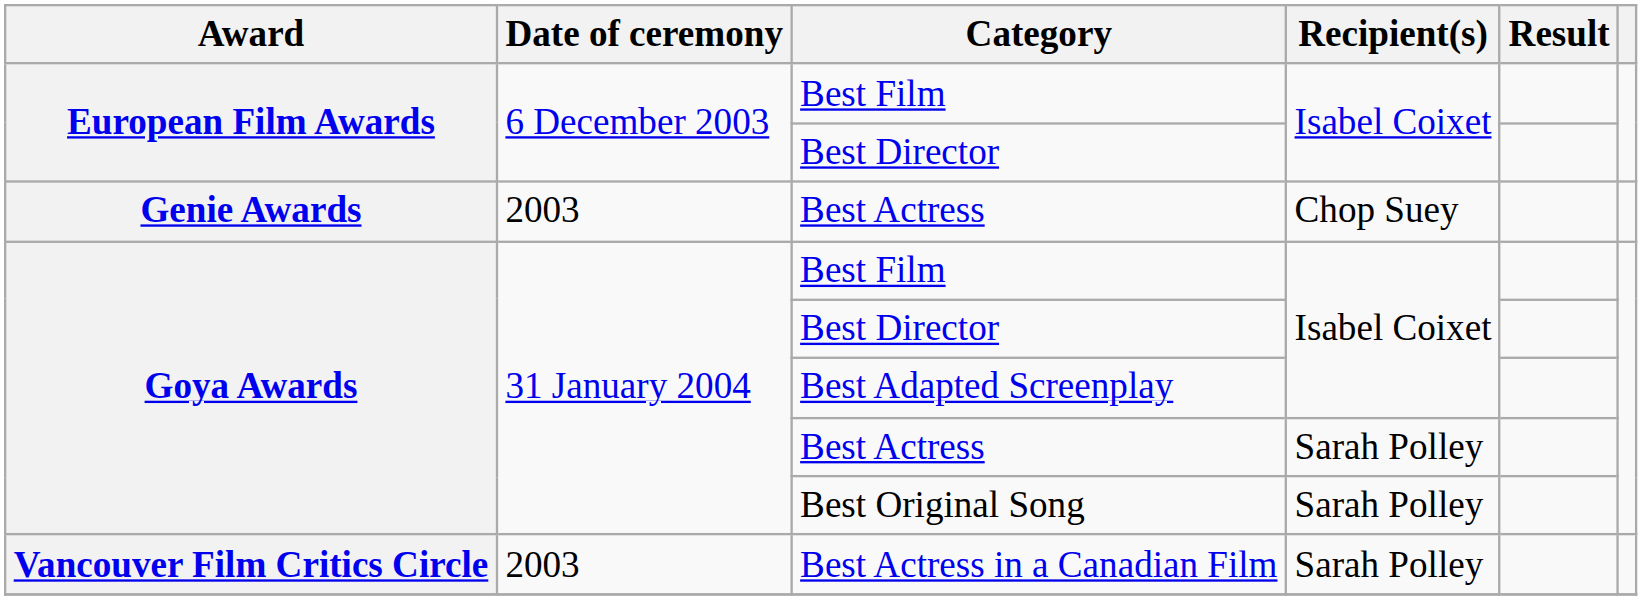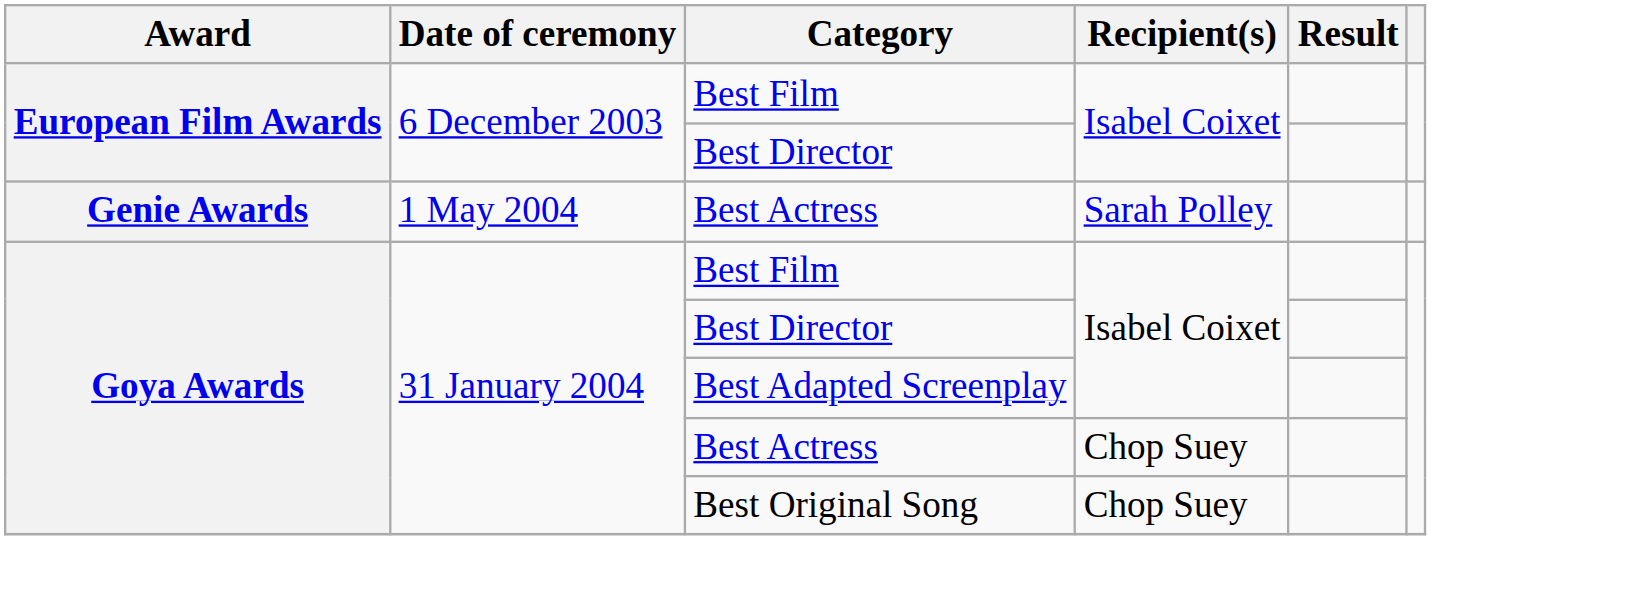(543, 210) 2003 -> (488, 210) 1 May 2004
(1377, 210) Chop Suey -> (1178, 210) Sarah Polley
(1389, 446) Sarah Polley -> (1166, 446) Chop Suey
(1389, 504) Sarah Polley -> (1166, 504) Chop Suey
- row: (251, 563)
